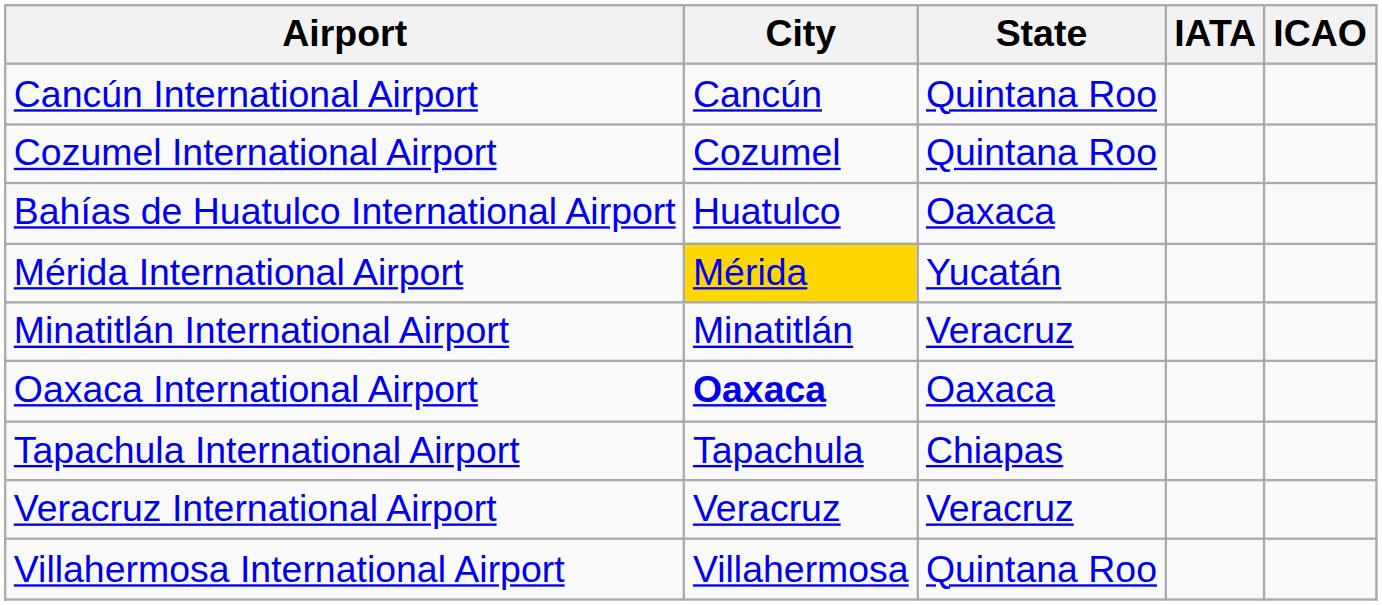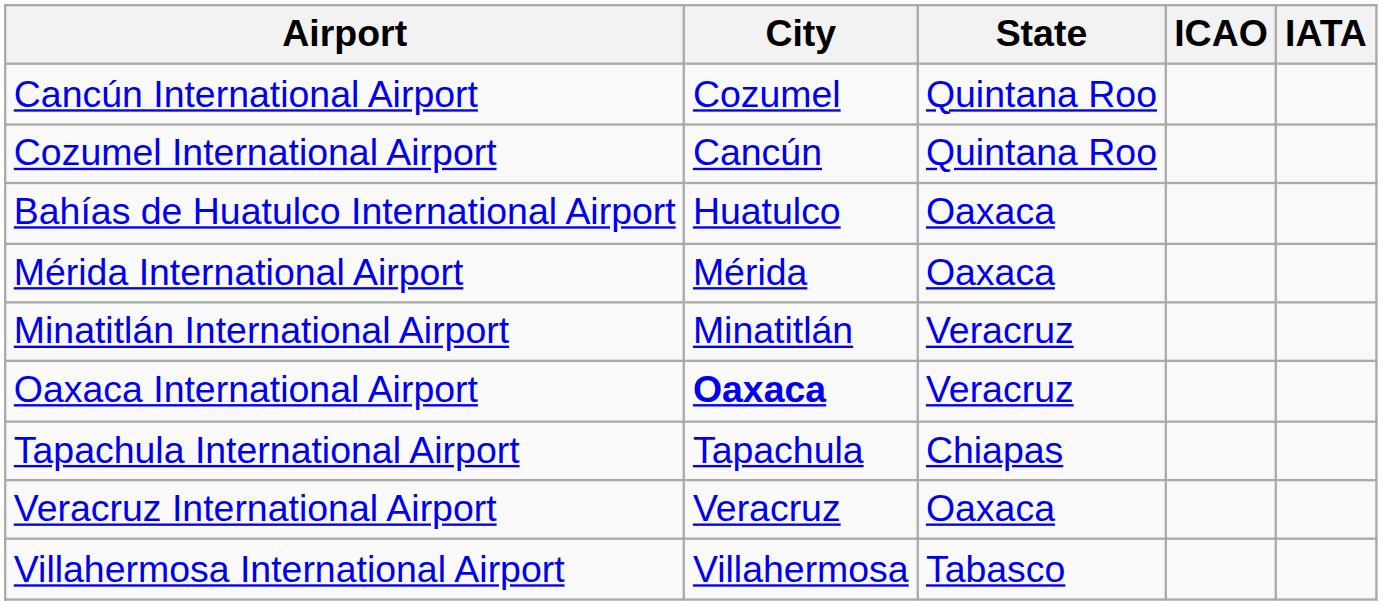columns swapped: (1320, 34) <-> (1215, 34)
(757, 93) Cancún -> (767, 93) Cozumel
(767, 152) Cozumel -> (757, 152) Cancún
(750, 271) gold background -> (750, 271) no background
(994, 271) Yucatán -> (990, 271) Oaxaca
(990, 390) Oaxaca -> (1000, 390) Veracruz
(1000, 509) Veracruz -> (990, 509) Oaxaca
(1041, 568) Quintana Roo -> (996, 568) Tabasco
